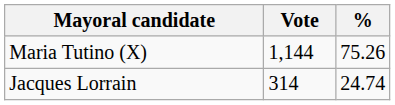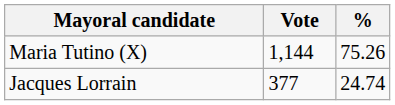(283, 83) 314 -> (283, 83) 377
